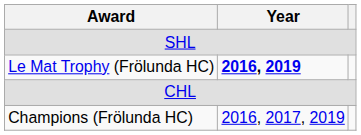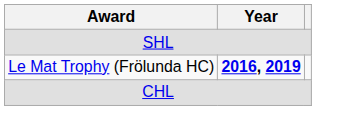- row: (101, 117)
